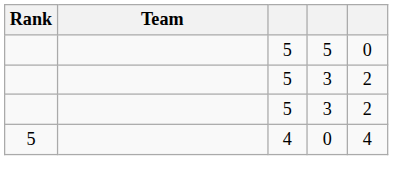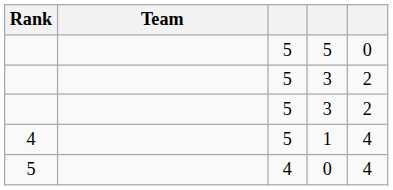+ row: (31, 139)
